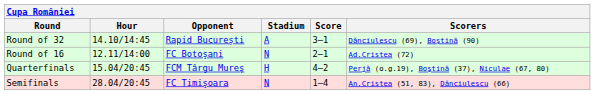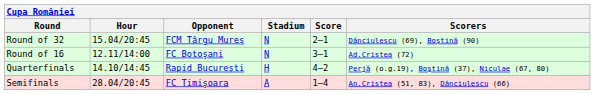(121, 40) 14.10/14:45 -> (121, 40) 15.04/20:45
(205, 40) Rapid București -> (205, 40) FCM Târgu Mureş
(267, 40) A -> (267, 40) N
(320, 40) 3–1 -> (320, 40) 2–1
(320, 54) 2–1 -> (320, 54) 3–1
(121, 68) 15.04/20:45 -> (121, 68) 14.10/14:45
(205, 68) FCM Târgu Mureş -> (205, 68) Rapid București
(267, 82) N -> (267, 82) A
